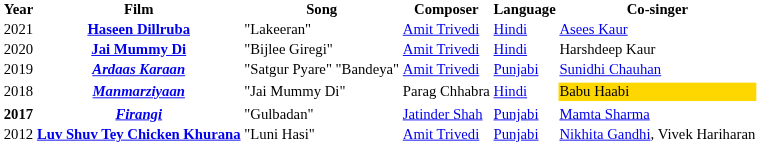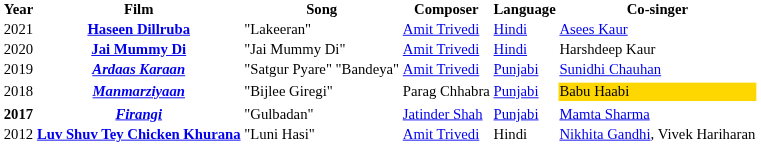(288, 49) "Bijlee Giregi" -> (295, 49) "Jai Mummy Di"
(295, 91) "Jai Mummy Di" -> (288, 91) "Bijlee Giregi"
(510, 91) Hindi -> (516, 91) Punjabi
(516, 134) Punjabi -> (510, 134) Hindi
